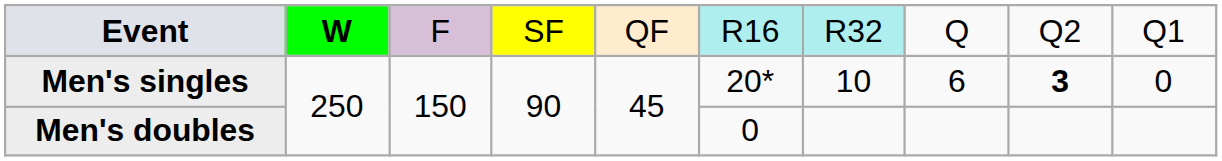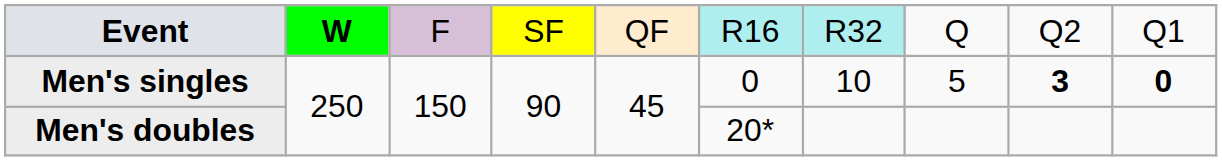(750, 81) 20* -> (750, 81) 0
(957, 81) 6 -> (957, 81) 5
(1163, 81) normal -> (1163, 81) bold
(750, 131) 0 -> (750, 131) 20*
